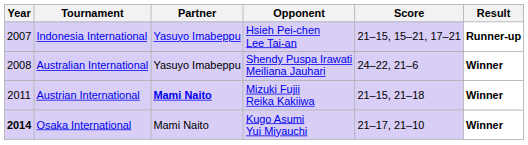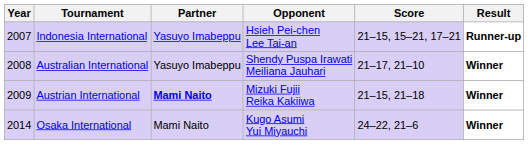(388, 66) 24–22, 21–6 -> (391, 66) 21–17, 21–10
(19, 96) 2011 -> (19, 96) 2009
(19, 125) bold -> (19, 125) normal
(391, 125) 21–17, 21–10 -> (388, 125) 24–22, 21–6
